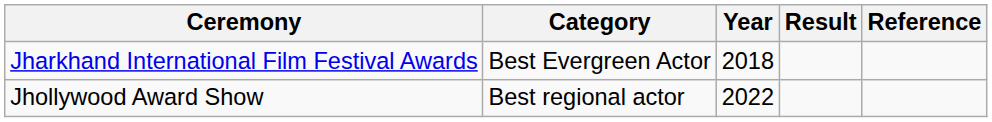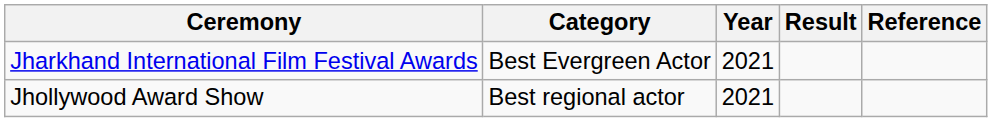(748, 60) 2018 -> (748, 60) 2021
(748, 97) 2022 -> (748, 97) 2021
